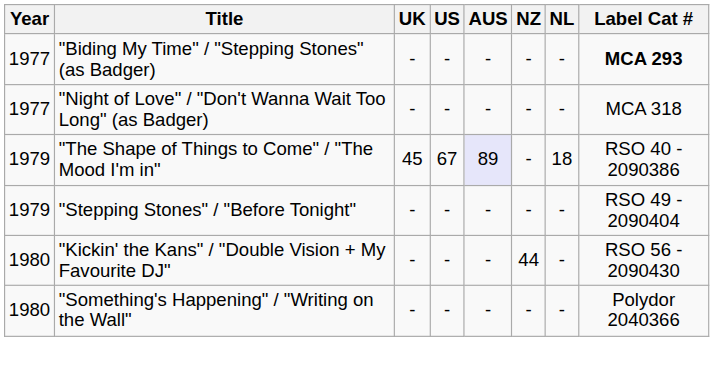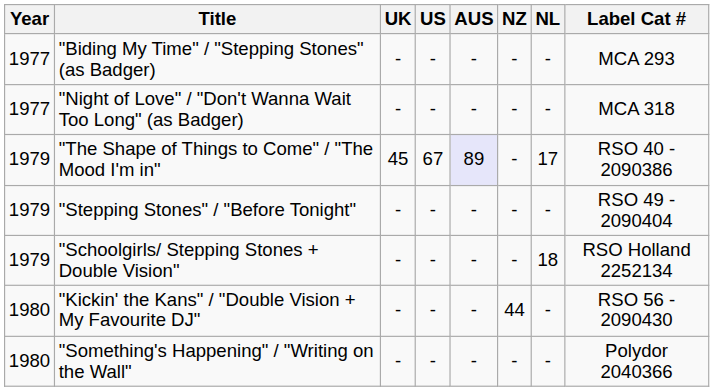(644, 59) bold -> (637, 59) normal
(562, 159) 18 -> (548, 159) 17
+ row: (189, 260)
